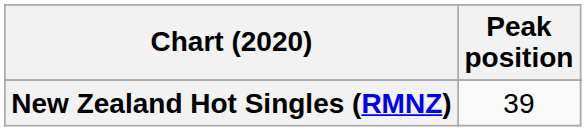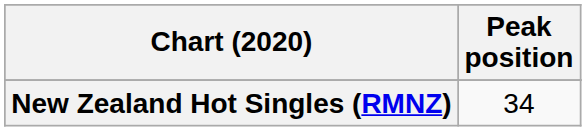(519, 102) 39 -> (519, 102) 34
